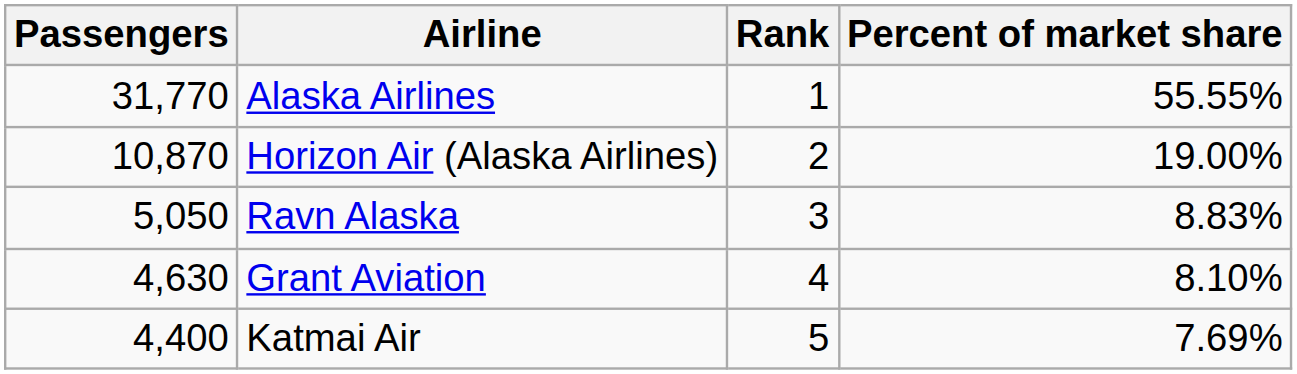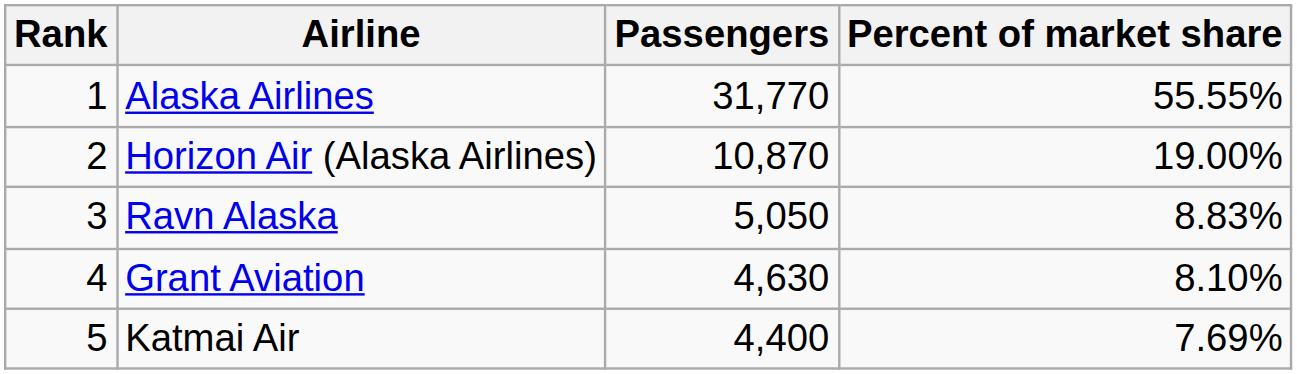columns swapped: (783, 34) <-> (121, 34)
